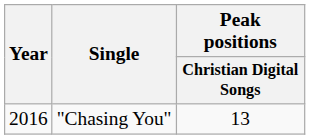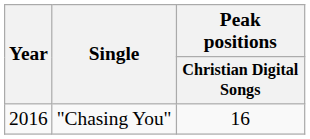(240, 118) 13 -> (240, 118) 16
